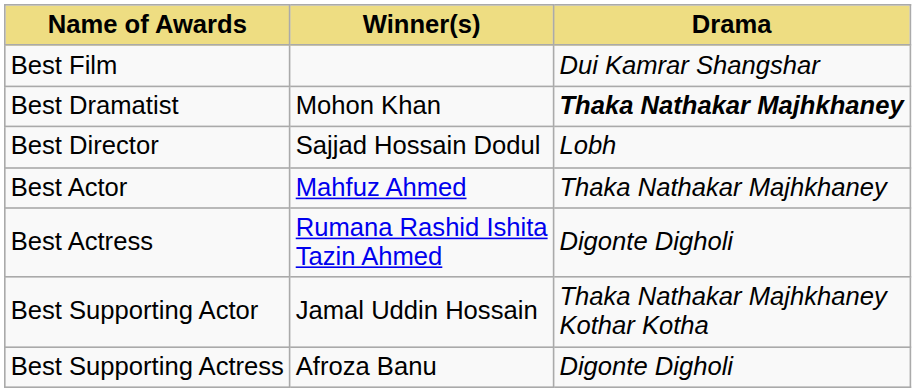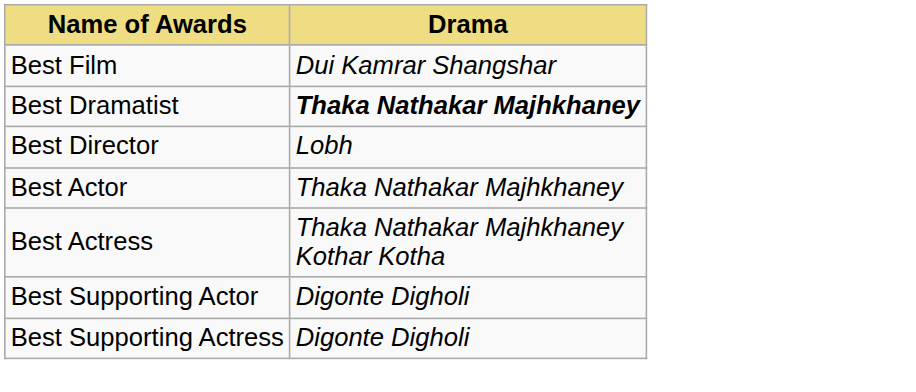- column: (422, 24)
(646, 242) Digonte Digholi -> (459, 242) Thaka Nathakar Majhkhaney Kothar Kotha
(723, 311) Thaka Nathakar Majhkhaney Kothar Kotha -> (383, 297) Digonte Digholi
